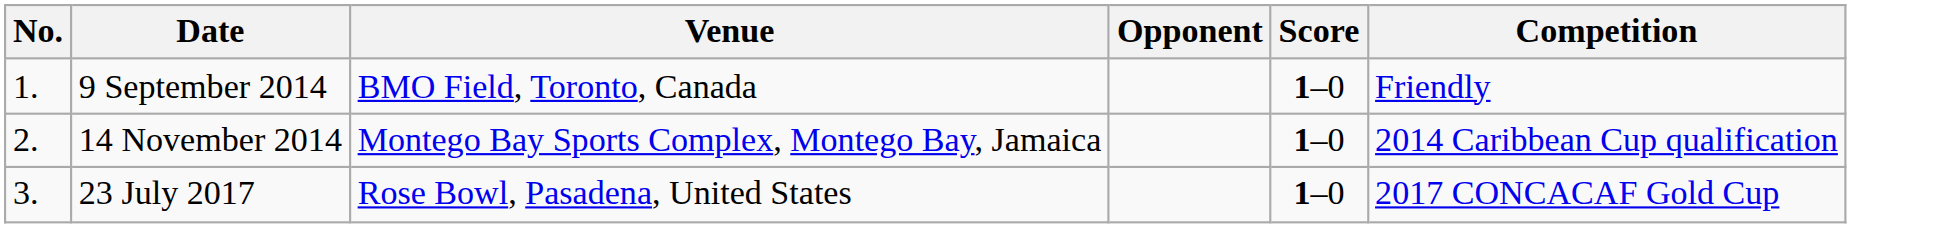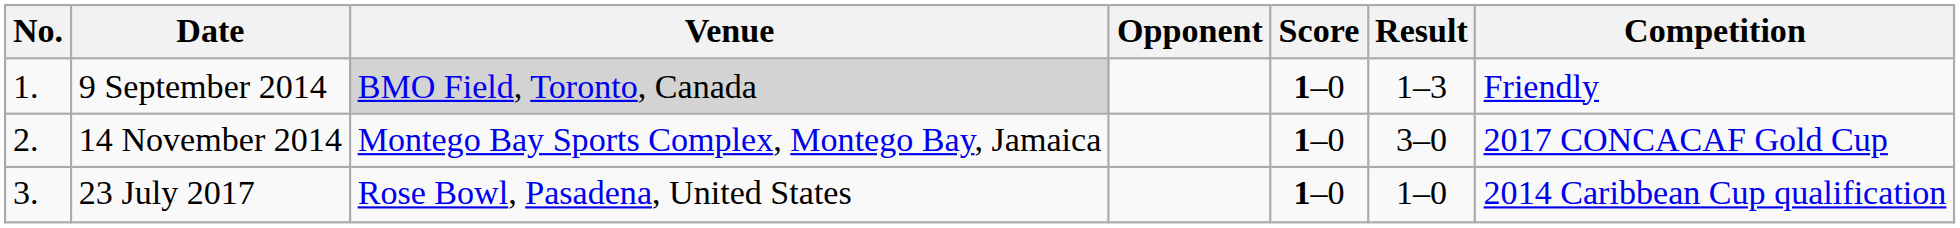+ column: (1421, 31)
(557, 85) no background -> (557, 85) lightgrey background
(1606, 139) 2014 Caribbean Cup qualification -> (1686, 139) 2017 CONCACAF Gold Cup
(1577, 193) 2017 CONCACAF Gold Cup -> (1715, 193) 2014 Caribbean Cup qualification
